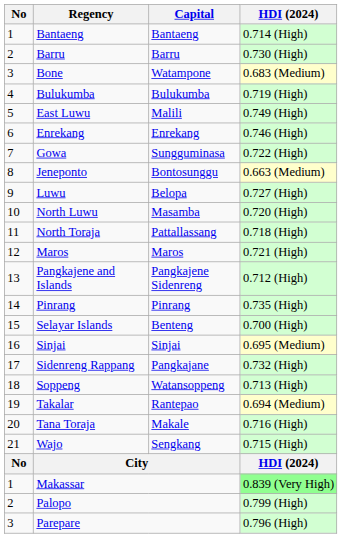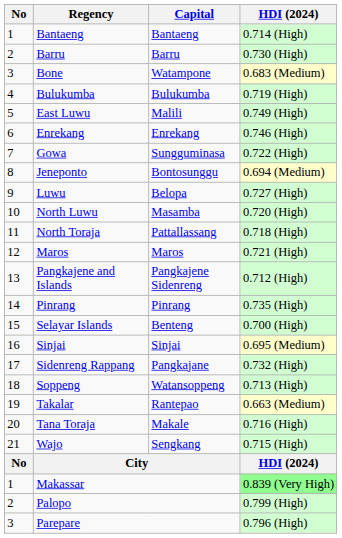(284, 172) 0.663 (Medium) -> (284, 172) 0.694 (Medium)
(284, 404) 0.694 (Medium) -> (284, 404) 0.663 (Medium)
